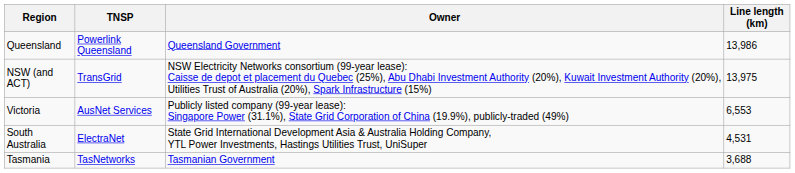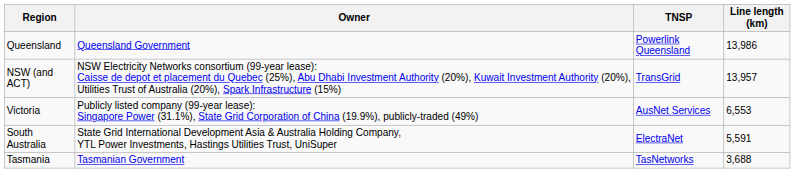columns swapped: (120, 18) <-> (445, 18)
(742, 78) 13,975 -> (742, 78) 13,957
(739, 138) 4,531 -> (739, 138) 5,591
